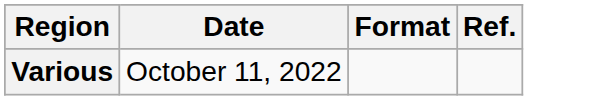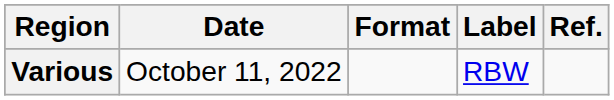+ column: (500, 26)
